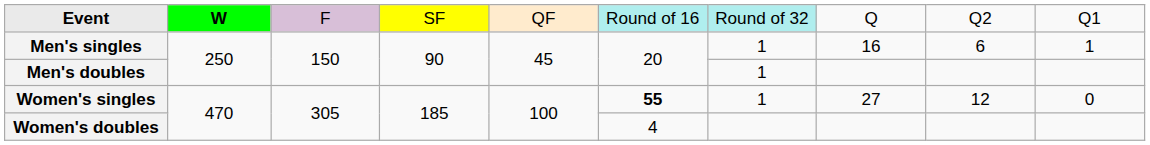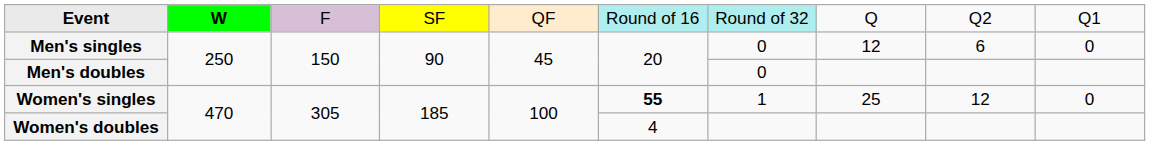(762, 46) 1 -> (762, 46) 0
(871, 46) 16 -> (871, 46) 12
(1089, 46) 1 -> (1089, 46) 0
(762, 73) 1 -> (762, 73) 0
(871, 100) 27 -> (871, 100) 25
